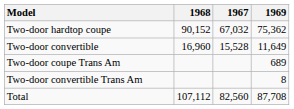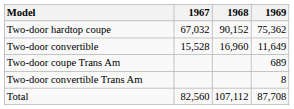columns swapped: (238, 12) <-> (200, 12)
